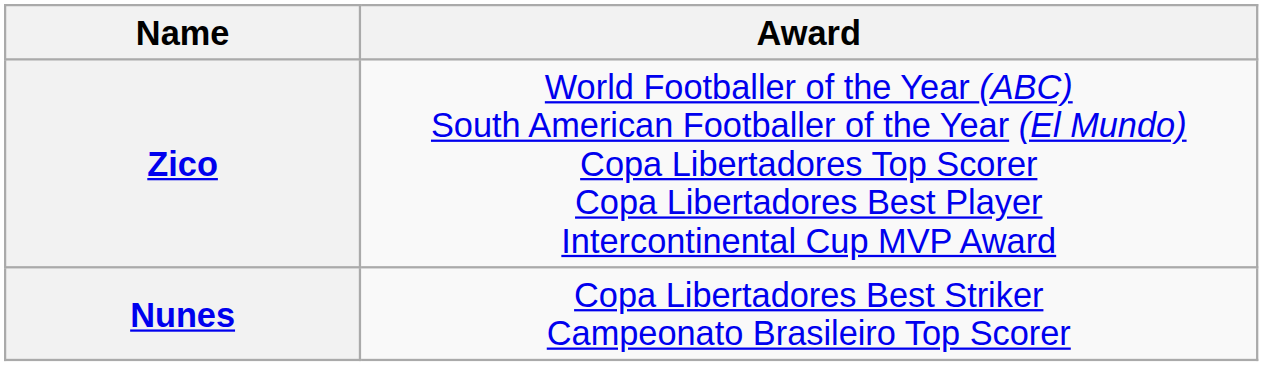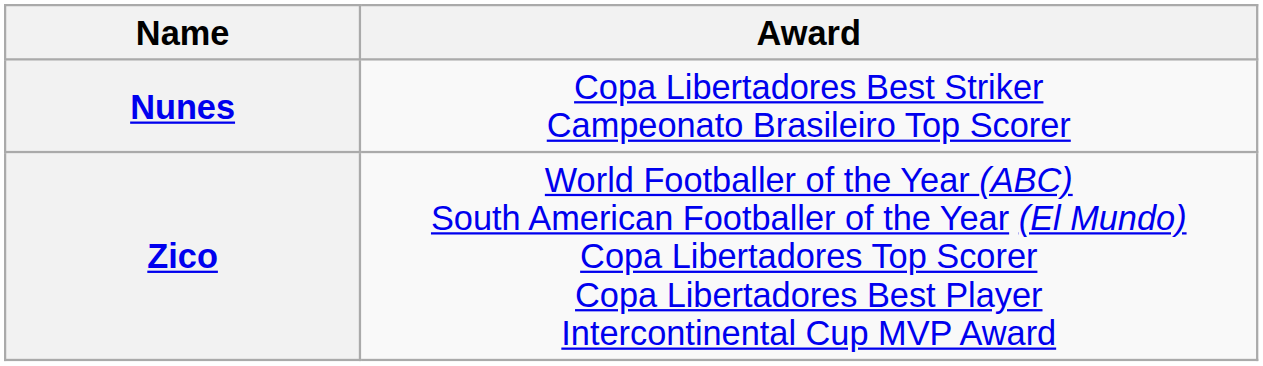rows swapped: (183, 164) <-> (183, 314)
